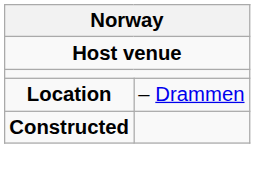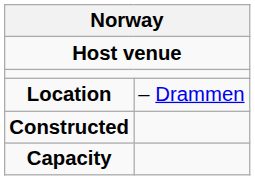+ row: (69, 158)
